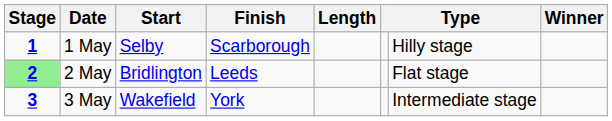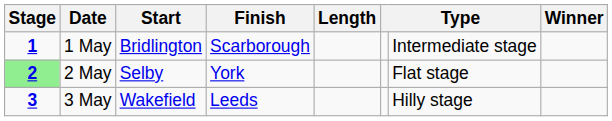(141, 45) Selby -> (161, 45) Bridlington
(432, 45) Hilly stage -> (464, 45) Intermediate stage
(161, 73) Bridlington -> (141, 73) Selby
(234, 73) Leeds -> (227, 73) York
(227, 101) York -> (234, 101) Leeds
(464, 101) Intermediate stage -> (432, 101) Hilly stage
